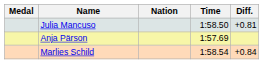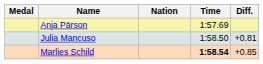rows swapped: (64, 39) <-> (68, 25)
(214, 52) normal -> (214, 52) bold
(246, 52) +0.84 -> (246, 52) +0.85
